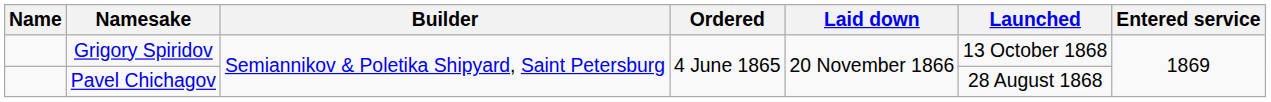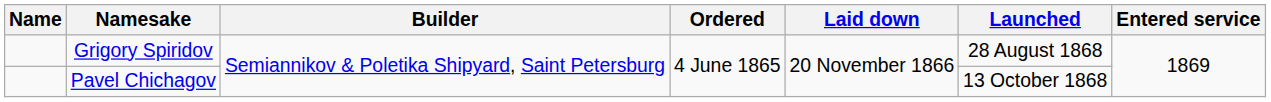(1035, 50) 13 October 1868 -> (1035, 50) 28 August 1868
(1035, 81) 28 August 1868 -> (1035, 81) 13 October 1868
